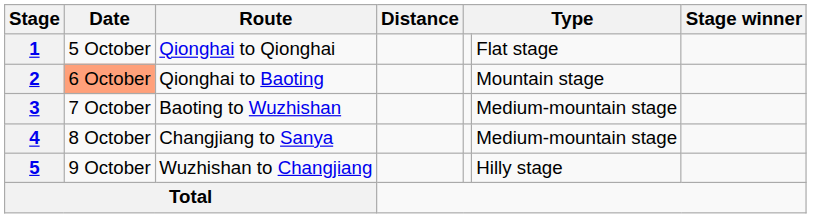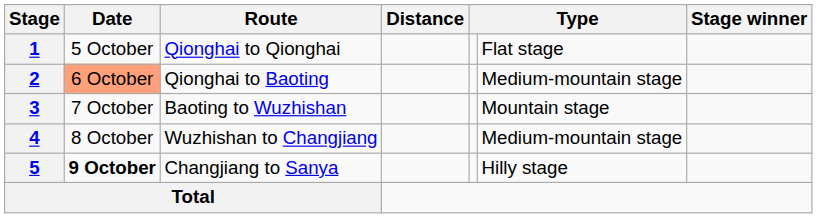(540, 78) Mountain stage -> (582, 78) Medium-mountain stage
(577, 108) Medium-mountain stage -> (545, 108) Mountain stage
(246, 138) Changjiang to Sanya -> (271, 138) Wuzhishan to Changjiang
(110, 167) normal -> (112, 167) bold
(266, 167) Wuzhishan to Changjiang -> (251, 167) Changjiang to Sanya
